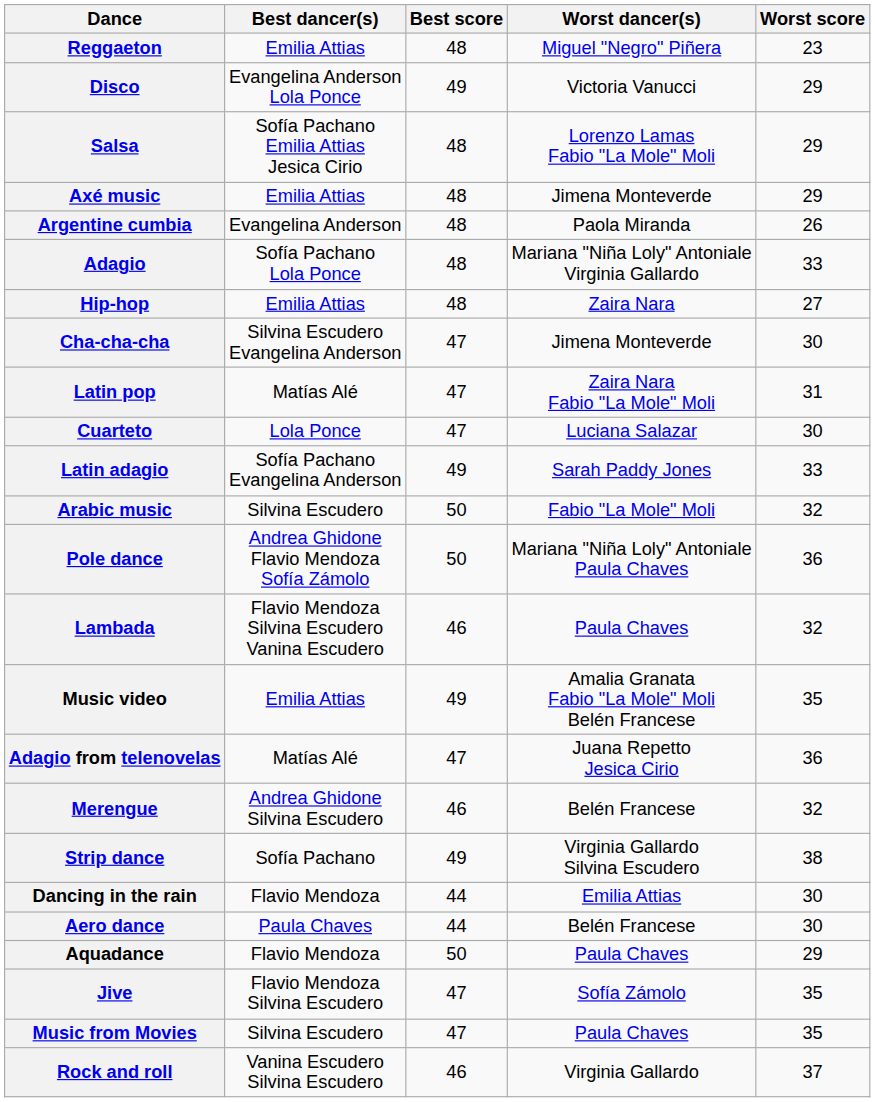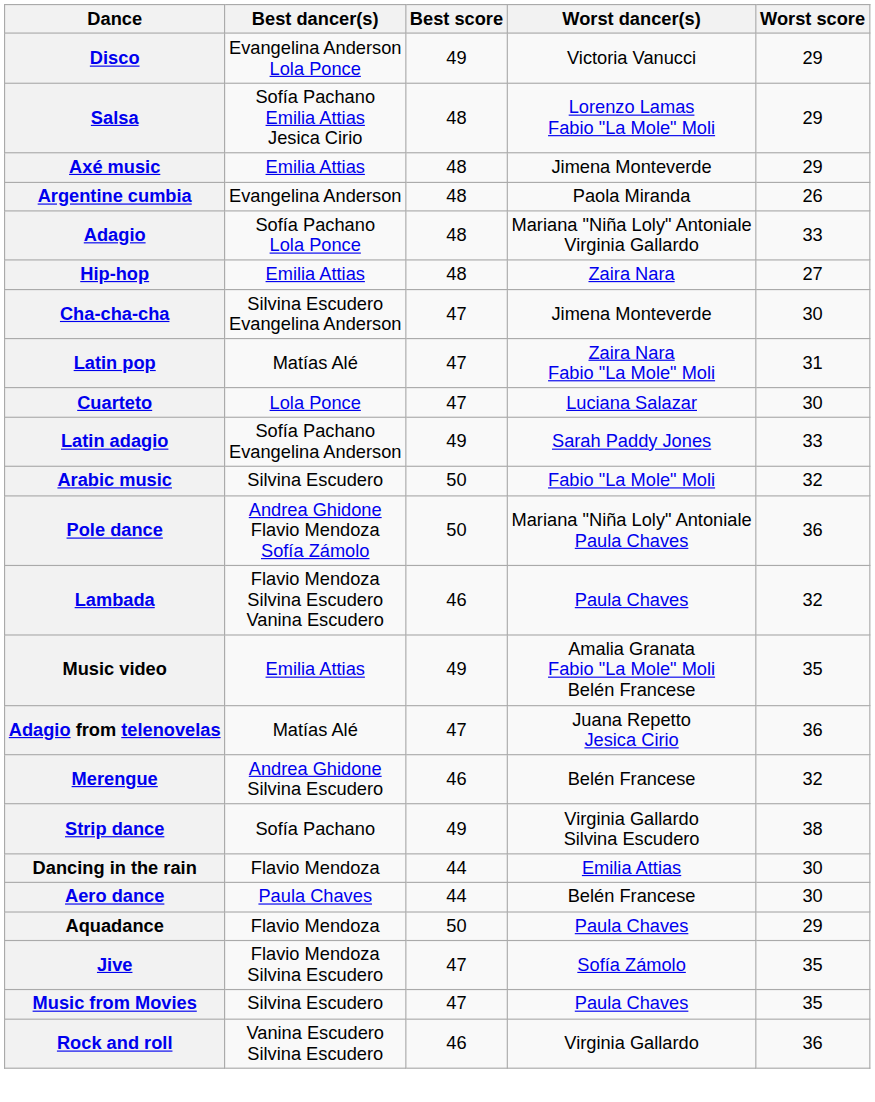- row: (115, 47)
(813, 1072) 37 -> (813, 1043) 36
